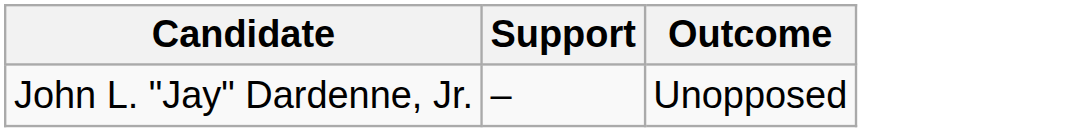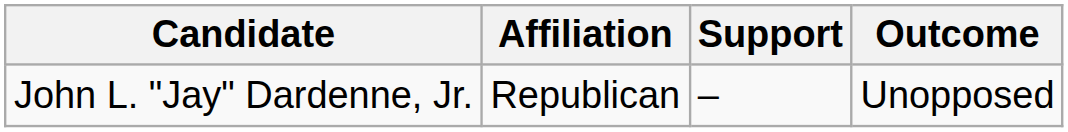+ column: (585, 34)
